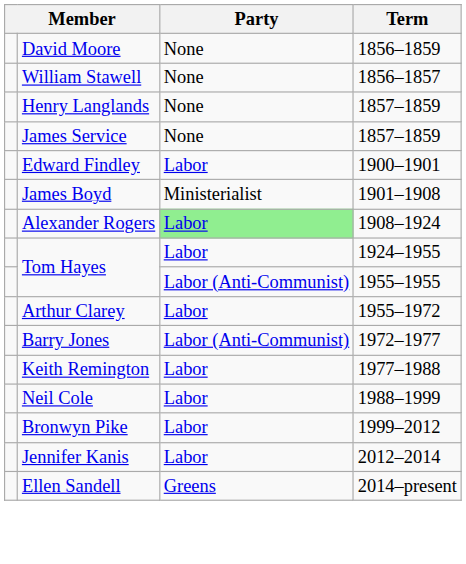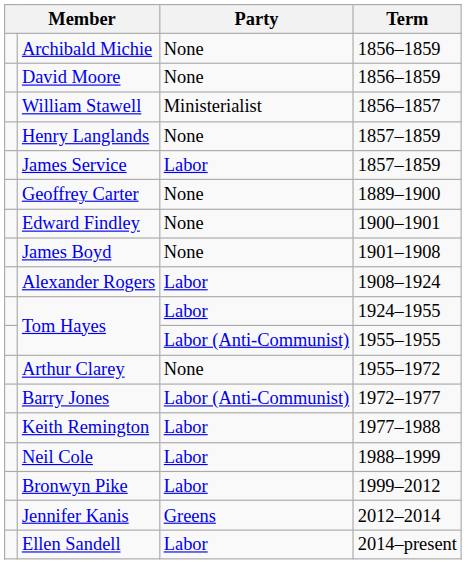+ row: (87, 48)
(184, 77) None -> (213, 106) Ministerialist
(184, 135) None -> (186, 164) Labor
+ row: (80, 194)
(186, 164) Labor -> (184, 223) None
(213, 194) Ministerialist -> (184, 252) None
(186, 223) lightgreen background -> (186, 281) no background
(186, 310) Labor -> (184, 369) None
(186, 456) Labor -> (190, 515) Greens
(190, 485) Greens -> (186, 544) Labor
